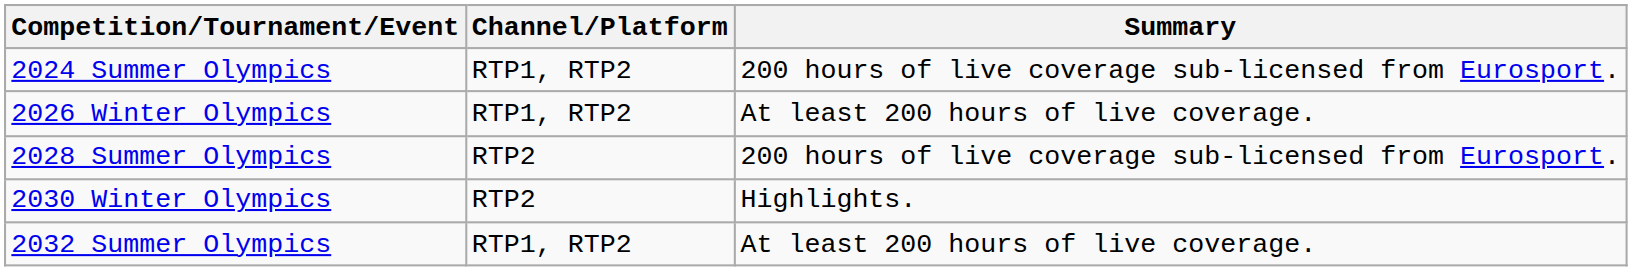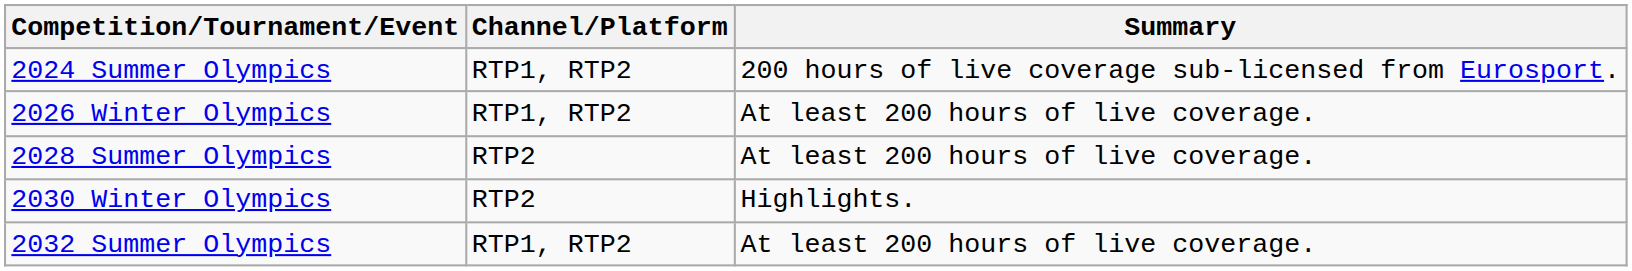(1180, 157) 200 hours of live coverage sub-licensed from Eurosport. -> (1028, 157) At least 200 hours of live coverage.
